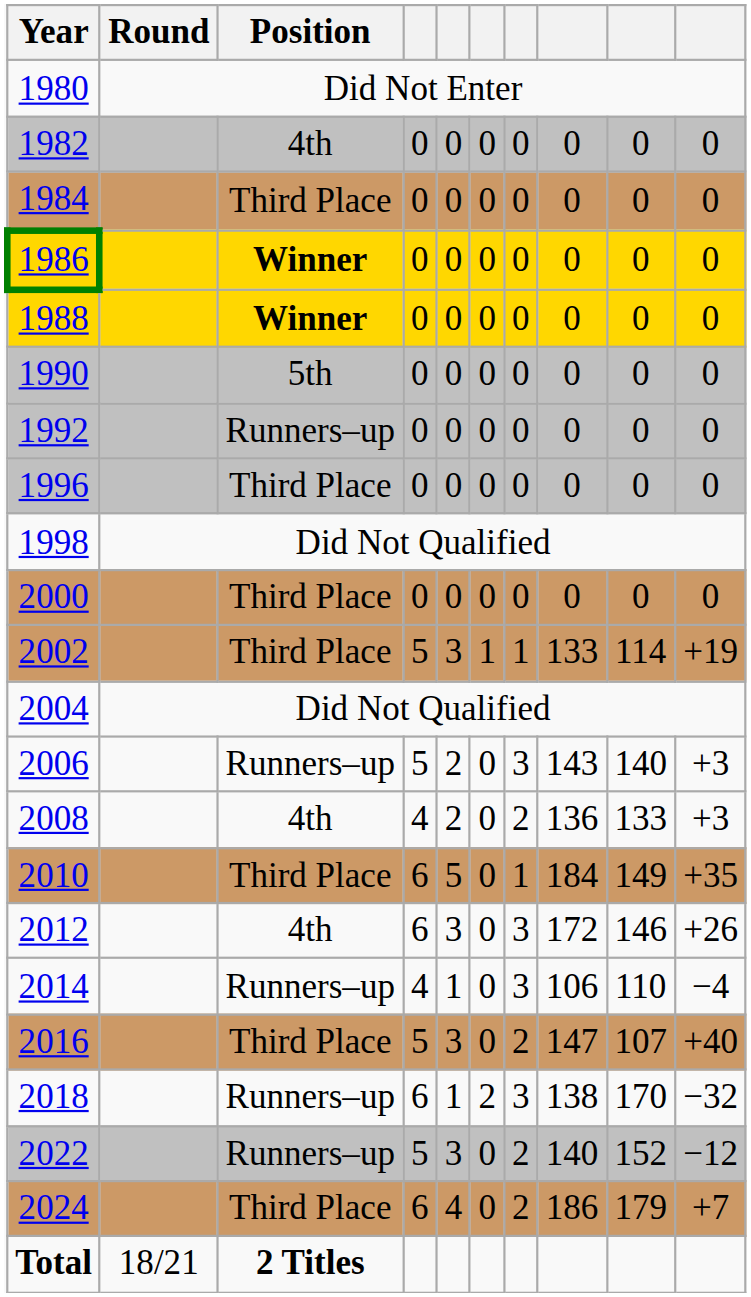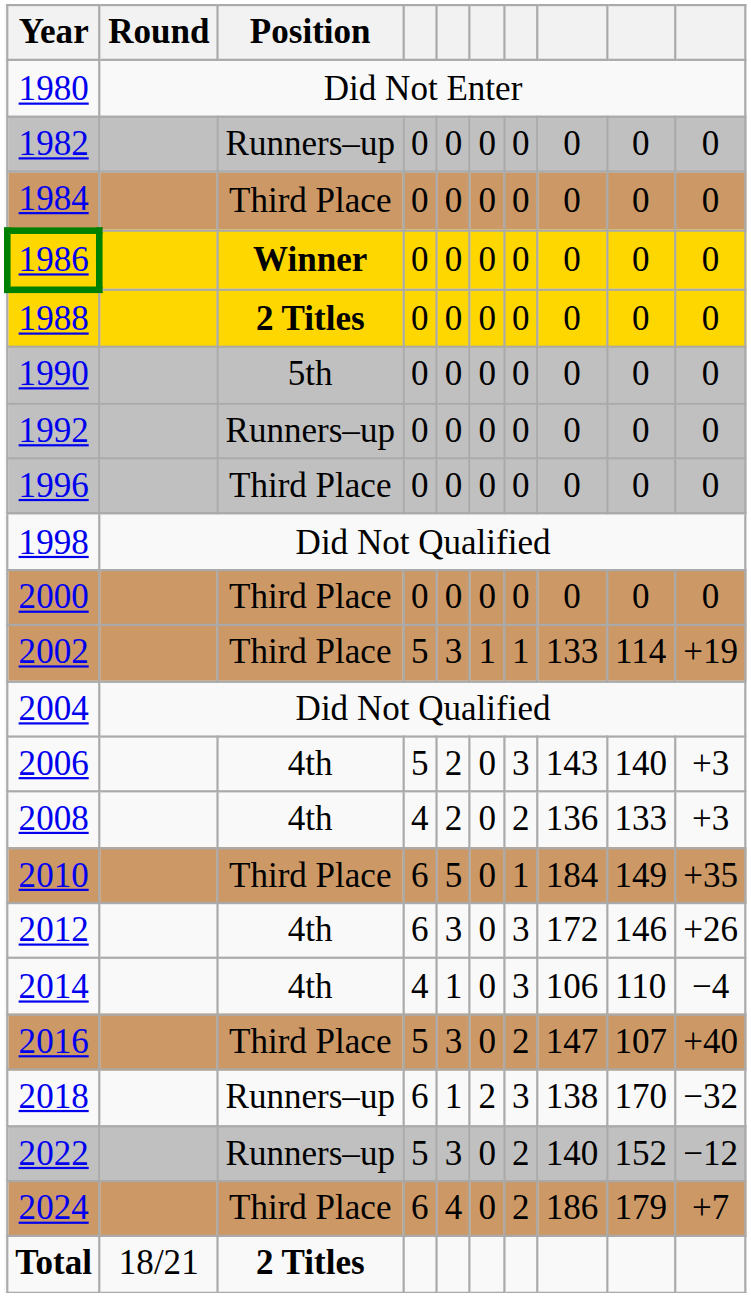(310, 143) 4th -> (310, 143) Runners–up
(310, 317) Winner -> (310, 317) 2 Titles
(310, 763) Runners–up -> (310, 763) 4th
(310, 985) Runners–up -> (310, 985) 4th
